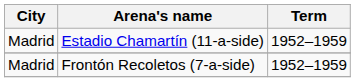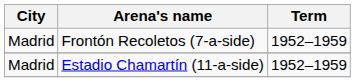rows swapped: (163, 40) <-> (158, 64)
